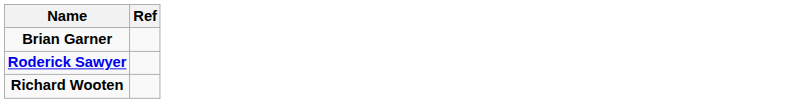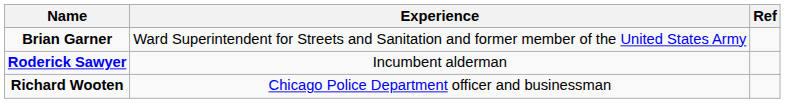+ column: (440, 16)
